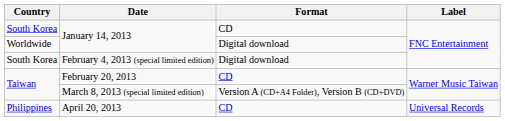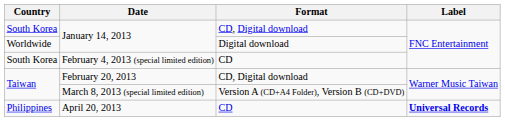(225, 28) CD -> (263, 28) CD, Digital download
(254, 60) Digital download -> (225, 60) CD
(225, 76) CD -> (263, 76) CD, Digital download
(446, 108) normal -> (449, 108) bold
